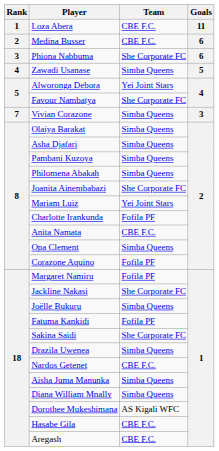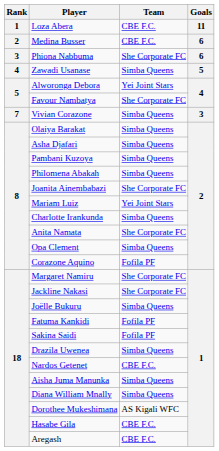(138, 218) Fofila PF -> (147, 218) Simba Queens
(139, 233) CBE F.C. -> (154, 233) She Corporate FC
(138, 277) Fofila PF -> (154, 277) She Corporate FC
(154, 336) She Corporate FC -> (138, 336) Fofila PF
